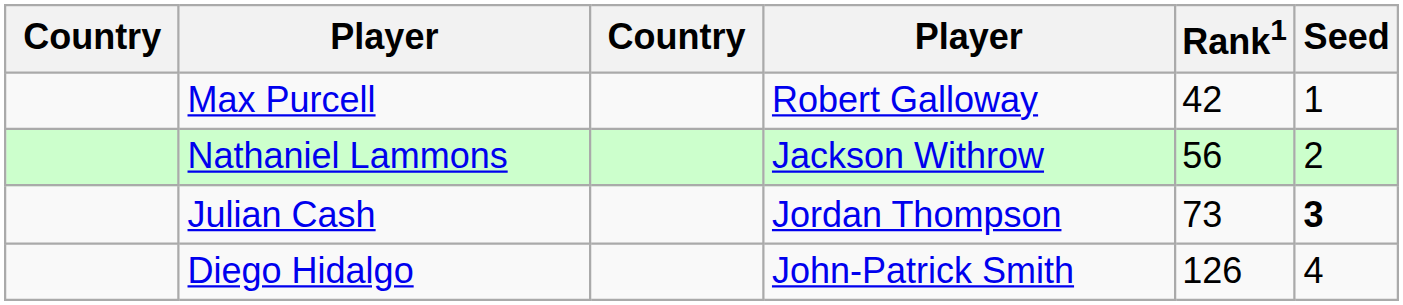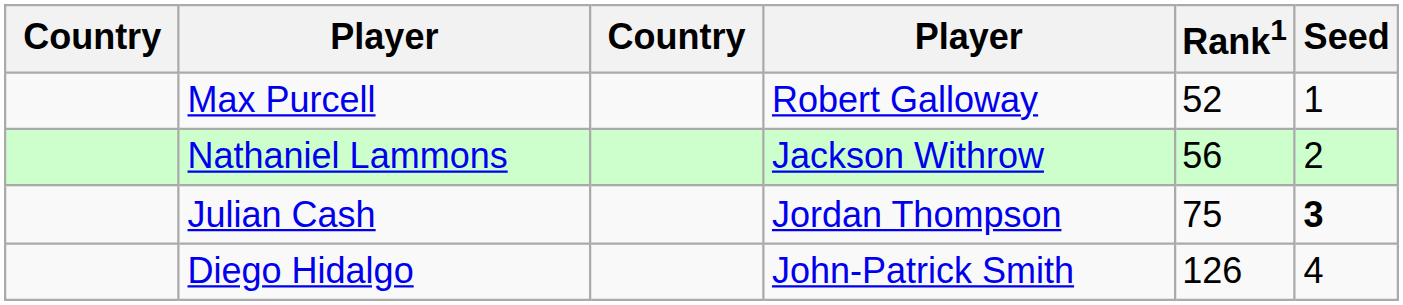(1202, 99) 42 -> (1202, 99) 52
(1202, 214) 73 -> (1202, 214) 75
